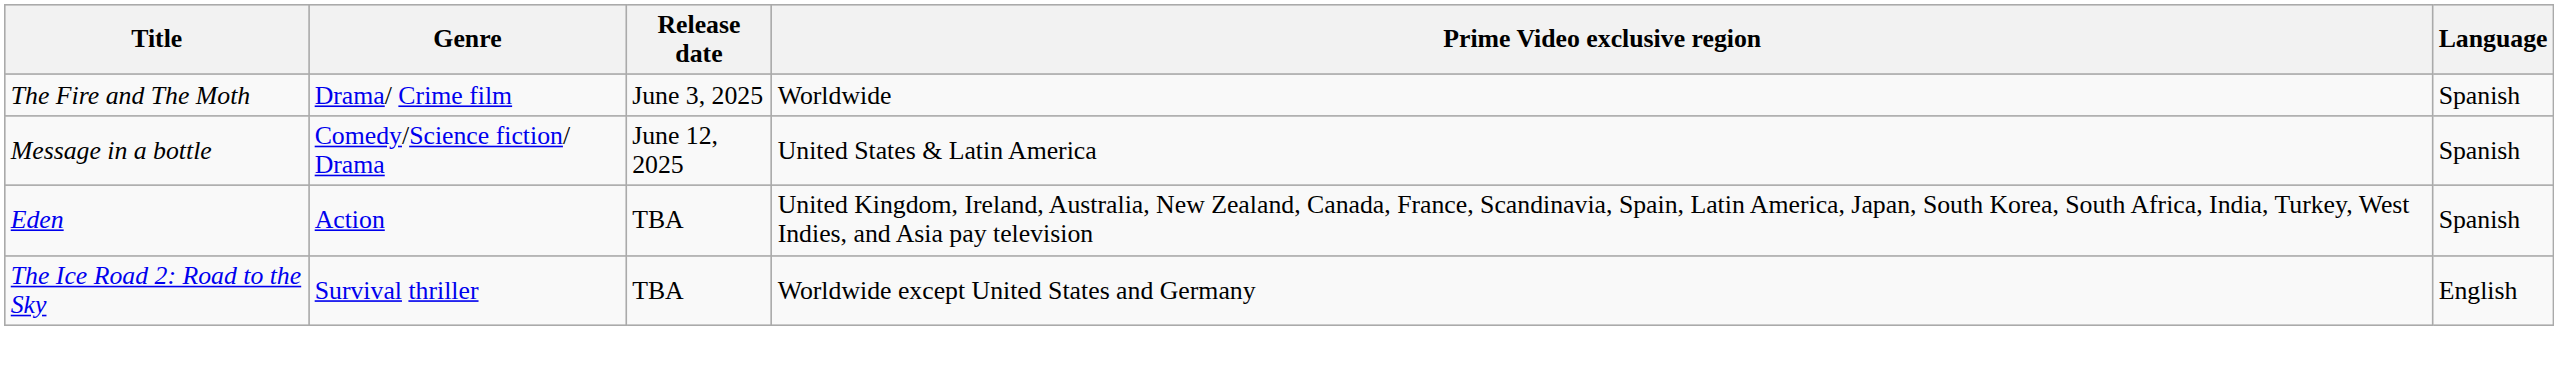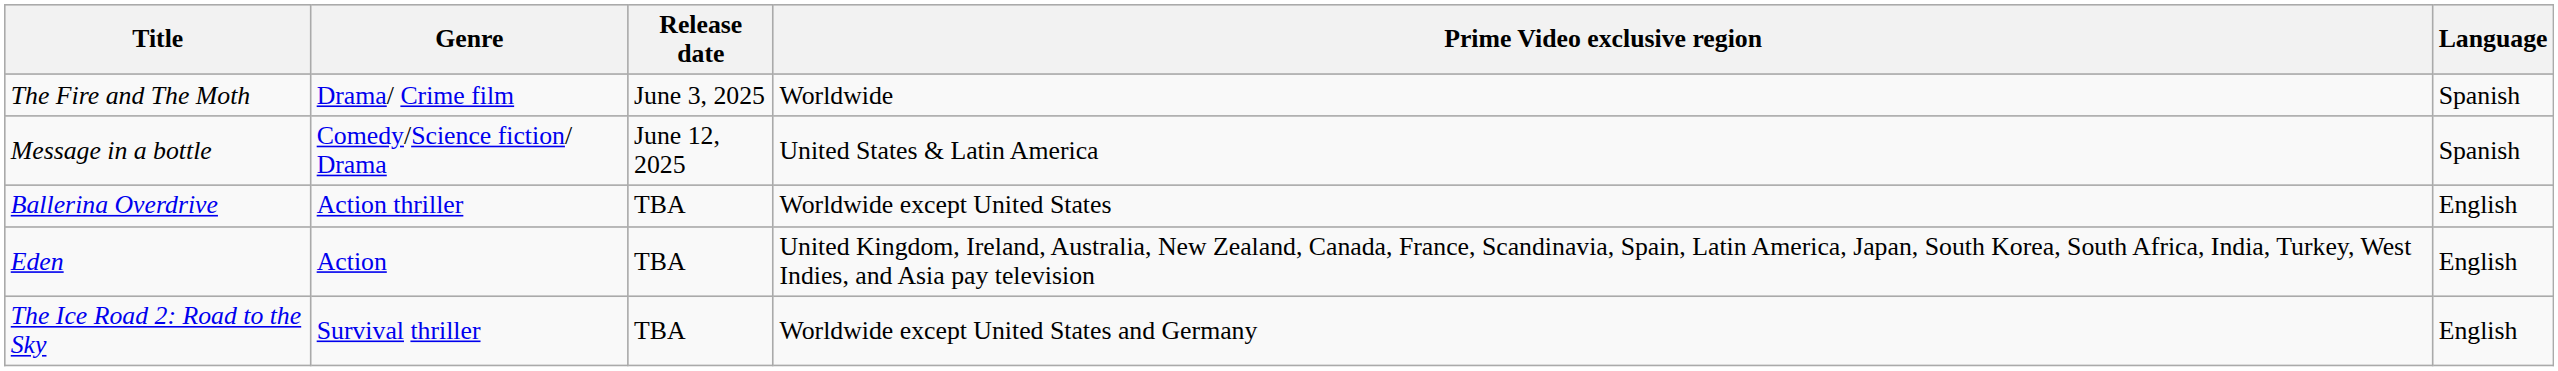+ row: (114, 205)
(2479, 219) Spanish -> (2478, 260) English
